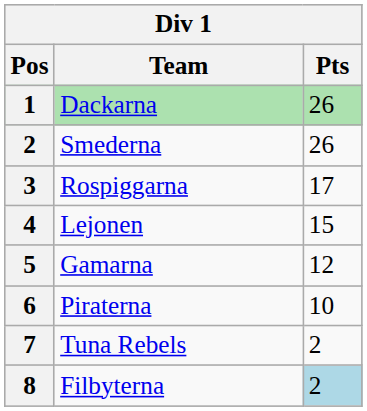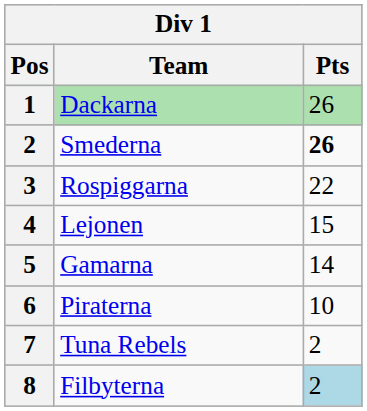(321, 144) normal -> (321, 144) bold
(321, 184) 17 -> (321, 184) 22
(321, 265) 12 -> (321, 265) 14
